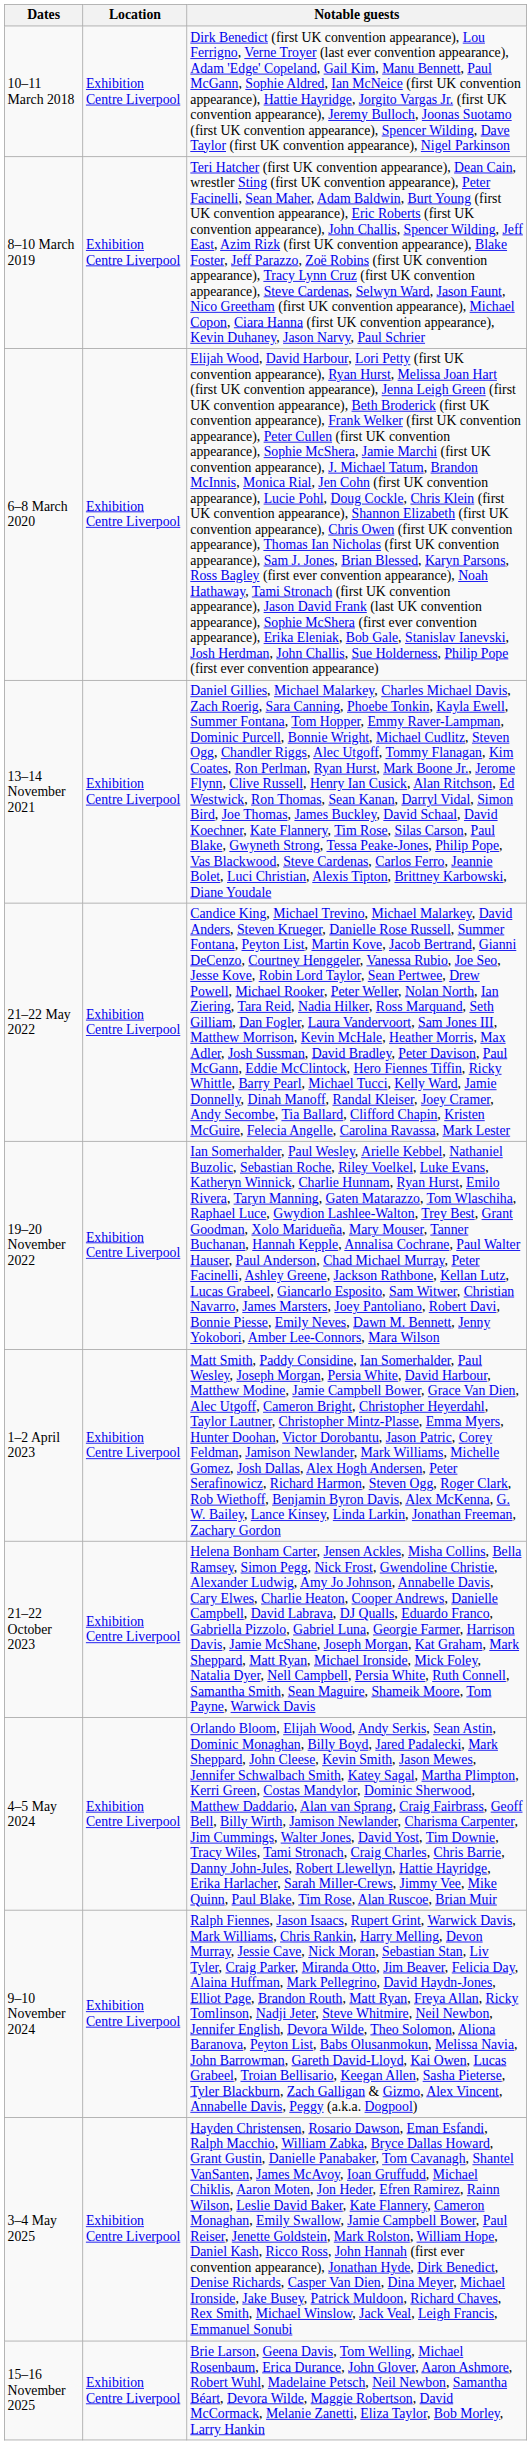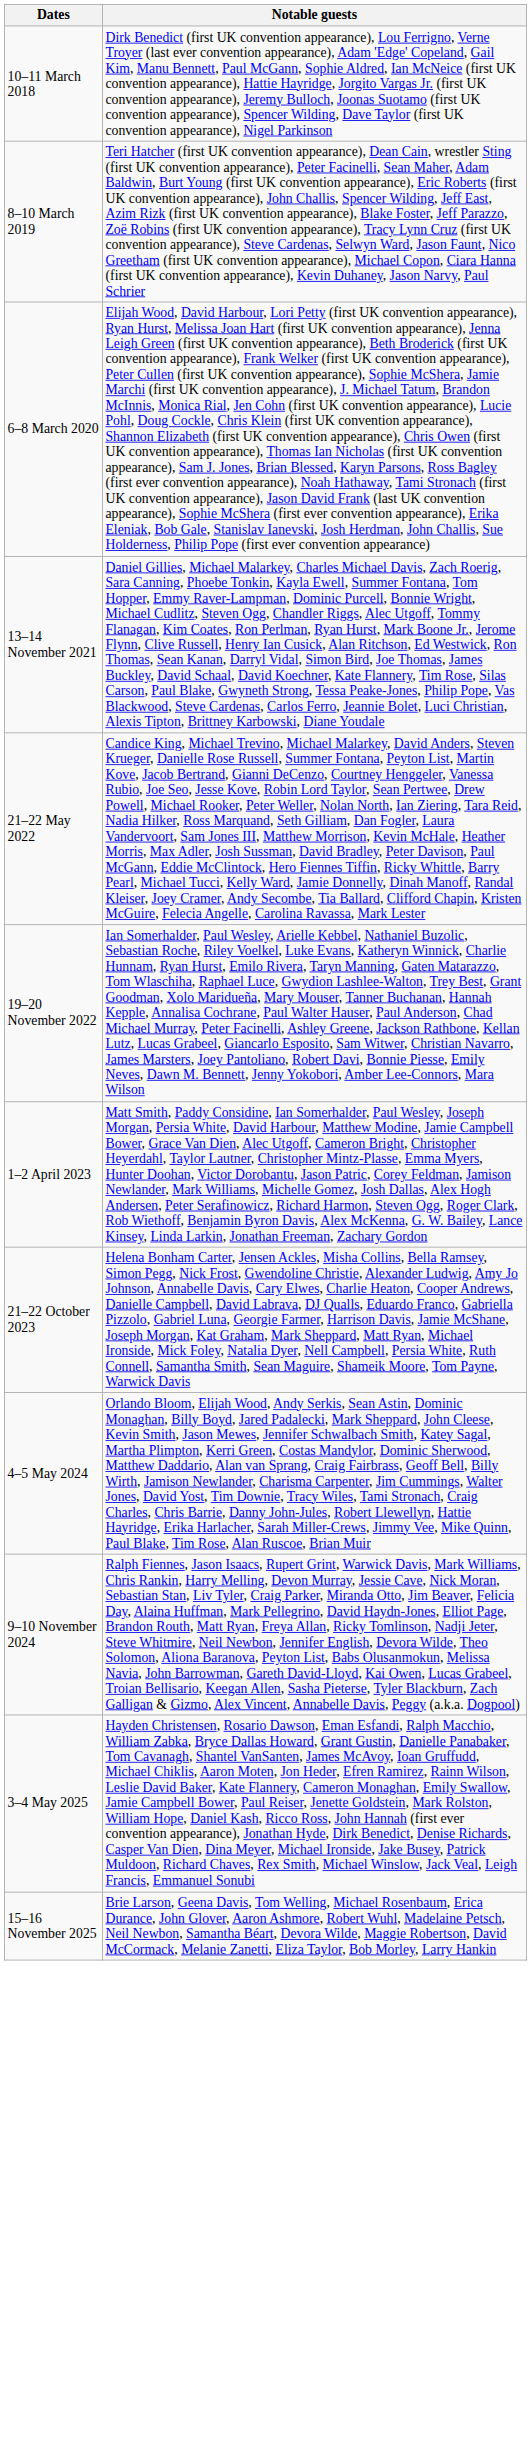- column: (135, 15)
